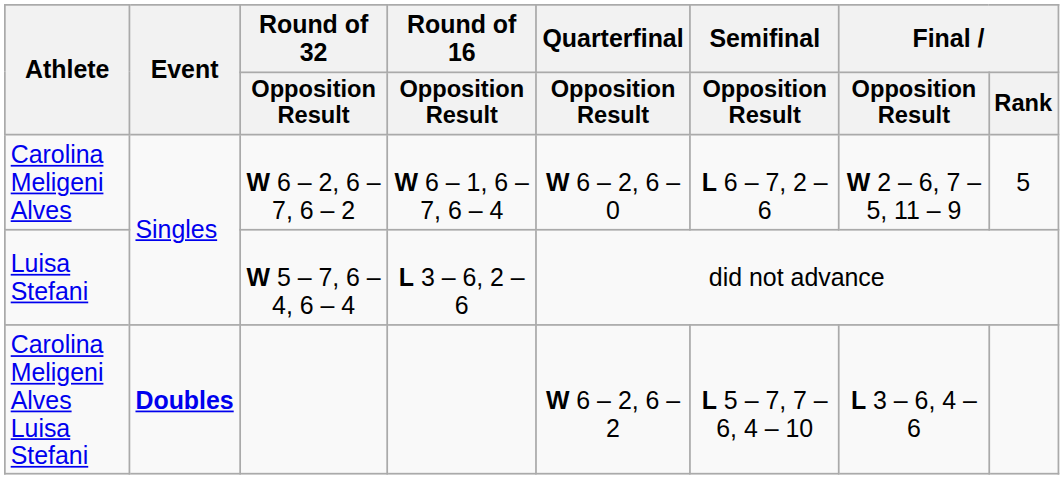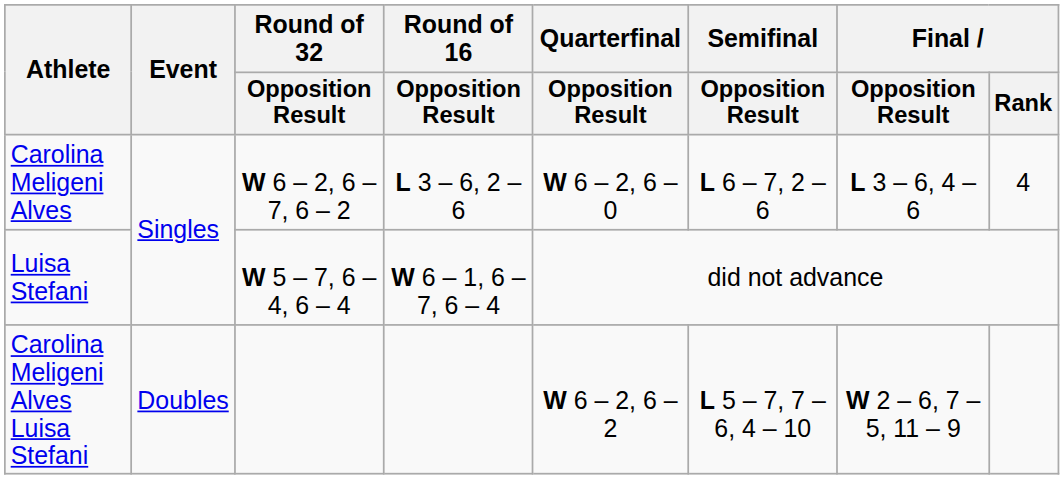(462, 197) W 6 – 1, 6 – 7, 6 – 4 -> (458, 197) L 3 – 6, 2 – 6
(914, 197) W 2 – 6, 7 – 5, 11 – 9 -> (913, 197) L 3 – 6, 4 – 6
(1023, 183) 5 -> (1023, 183) 4
(462, 291) L 3 – 6, 2 – 6 -> (458, 291) W 6 – 1, 6 – 7, 6 – 4
(185, 400) bold -> (183, 400) normal
(914, 414) L 3 – 6, 4 – 6 -> (913, 414) W 2 – 6, 7 – 5, 11 – 9
